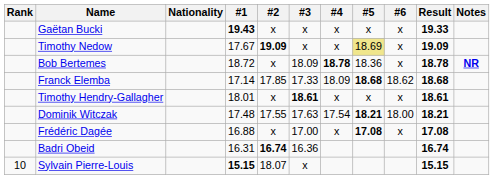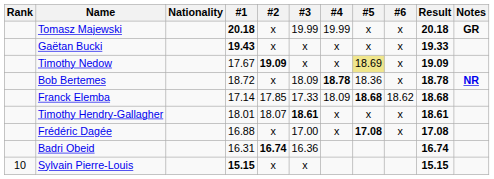+ row: (80, 30)
(273, 98) x -> (273, 115) 18.07
- row: (78, 115)
(273, 166) 18.07 -> (273, 166) x
